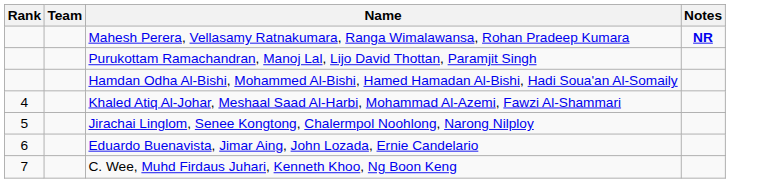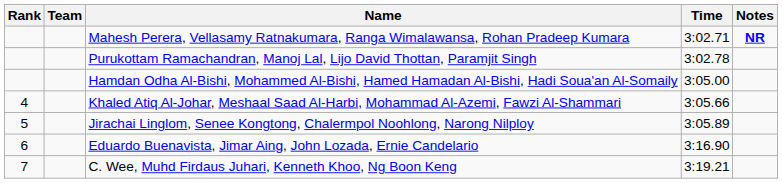+ column: (707, 15)
